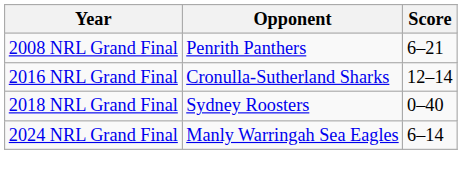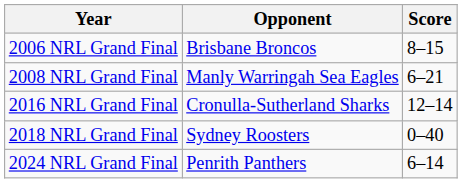+ row: (93, 47)
(246, 47) Penrith Panthers -> (292, 76) Manly Warringah Sea Eagles
(292, 134) Manly Warringah Sea Eagles -> (246, 163) Penrith Panthers
